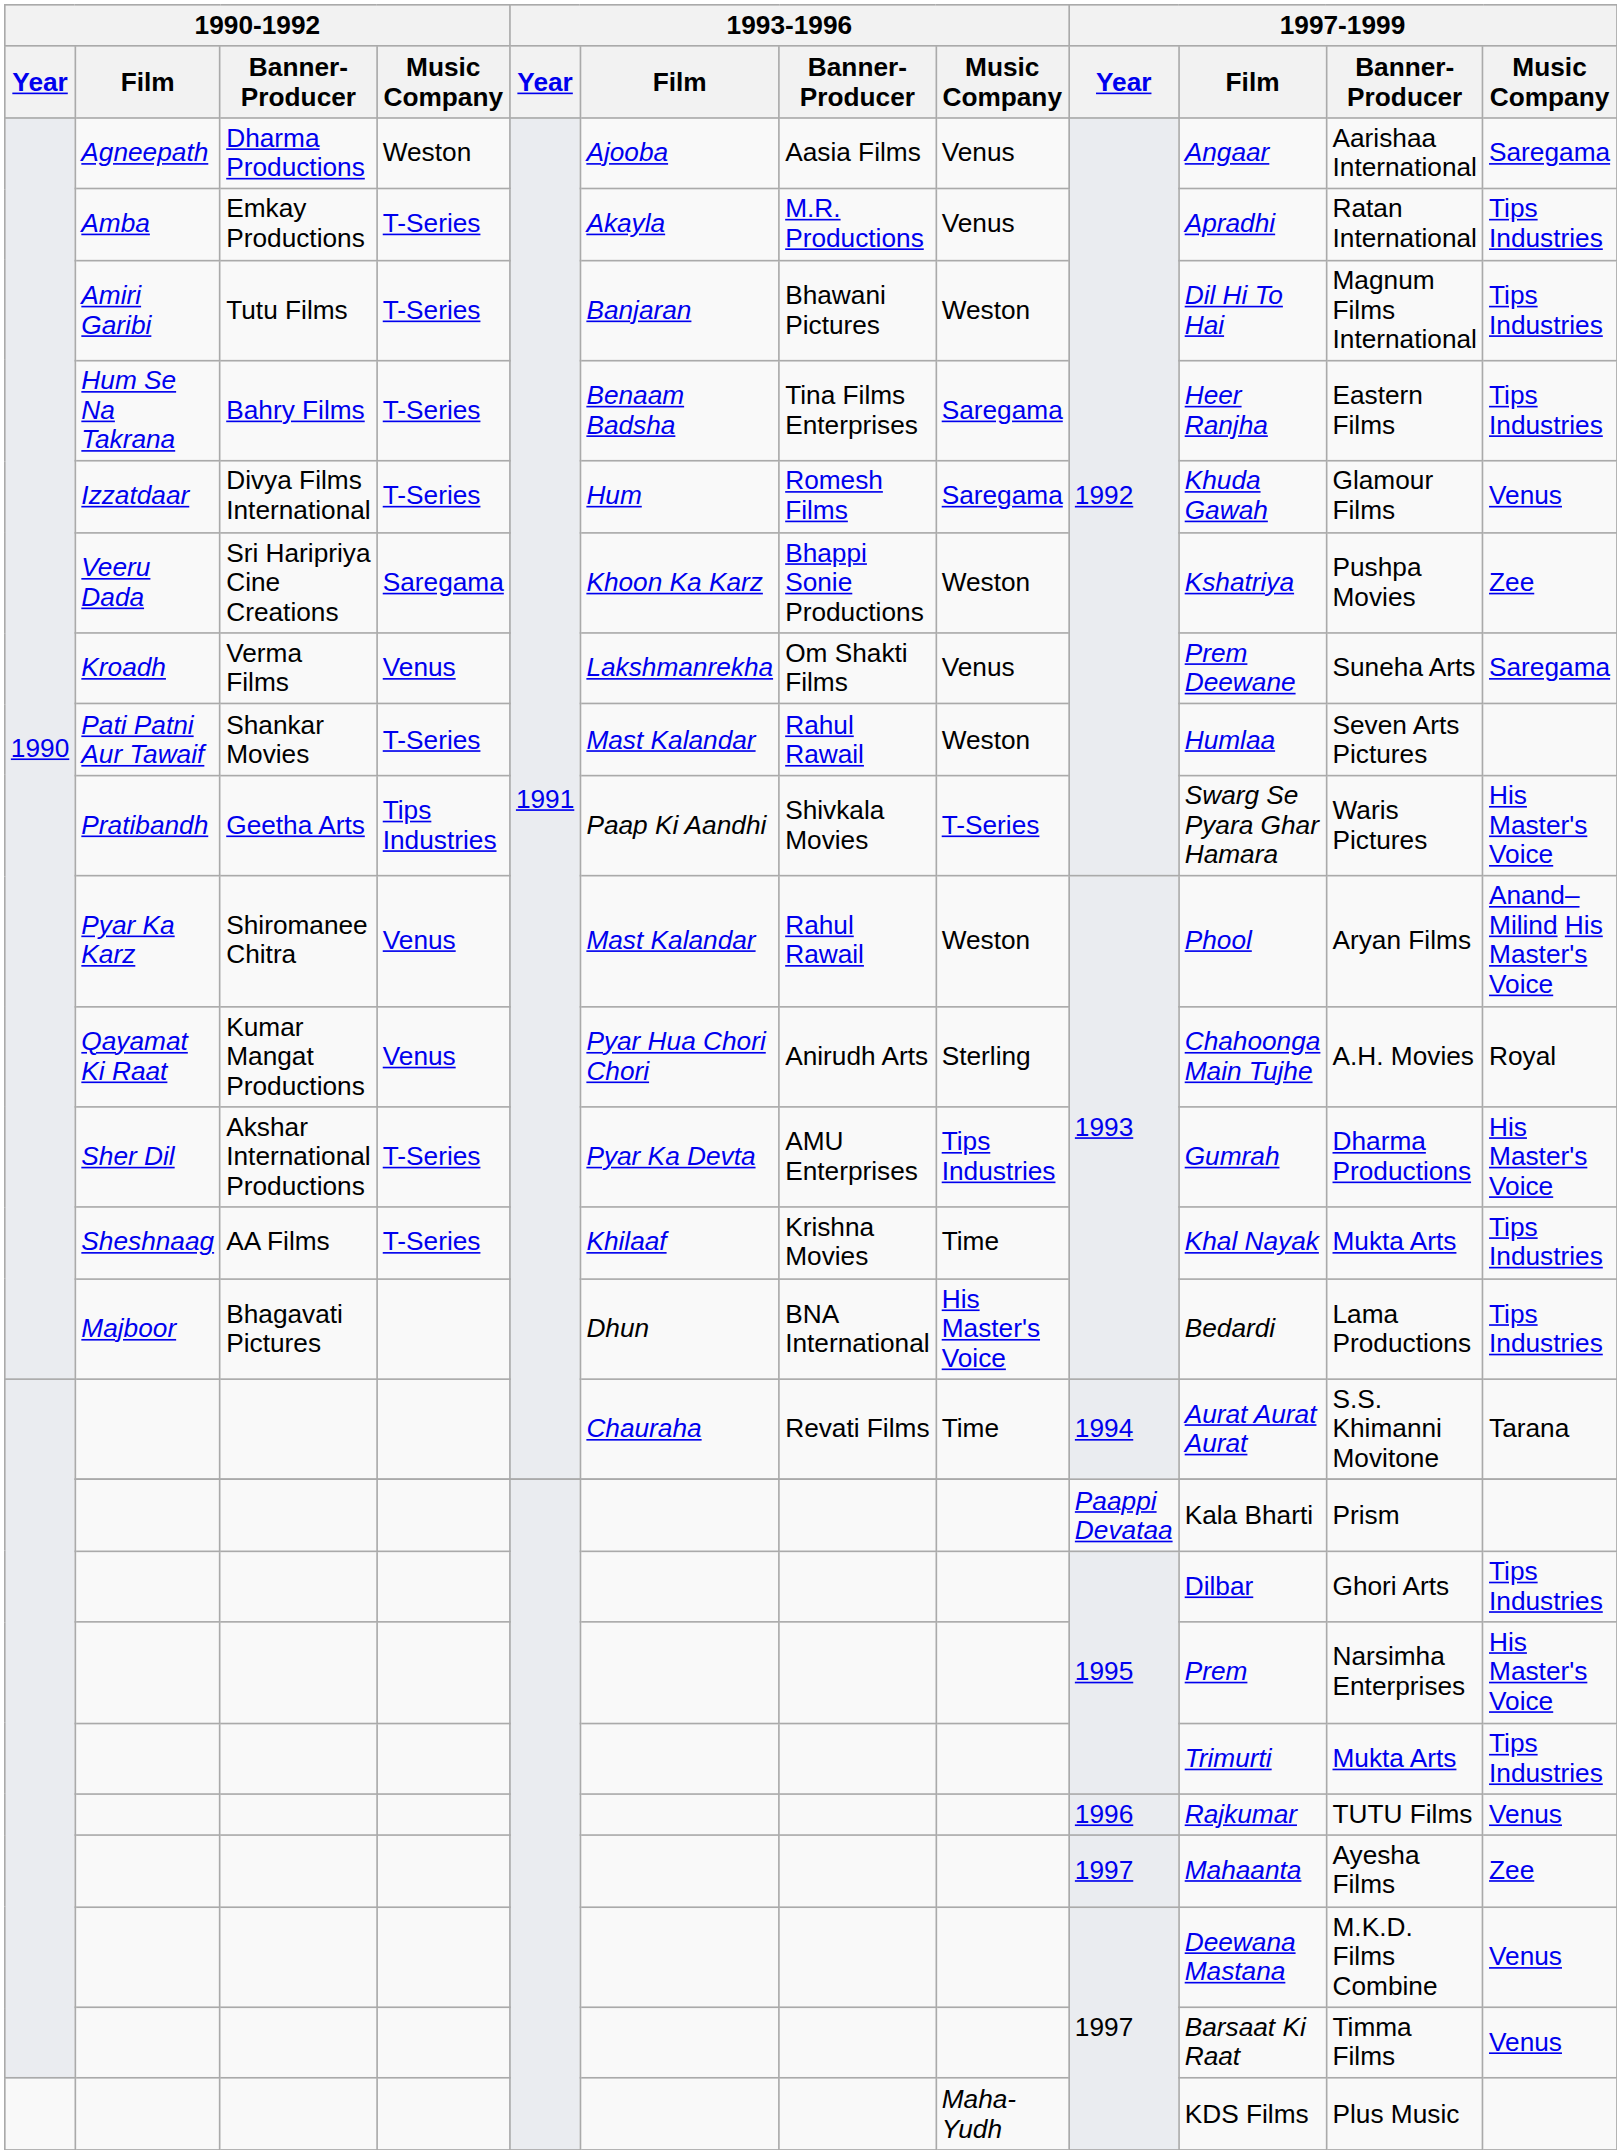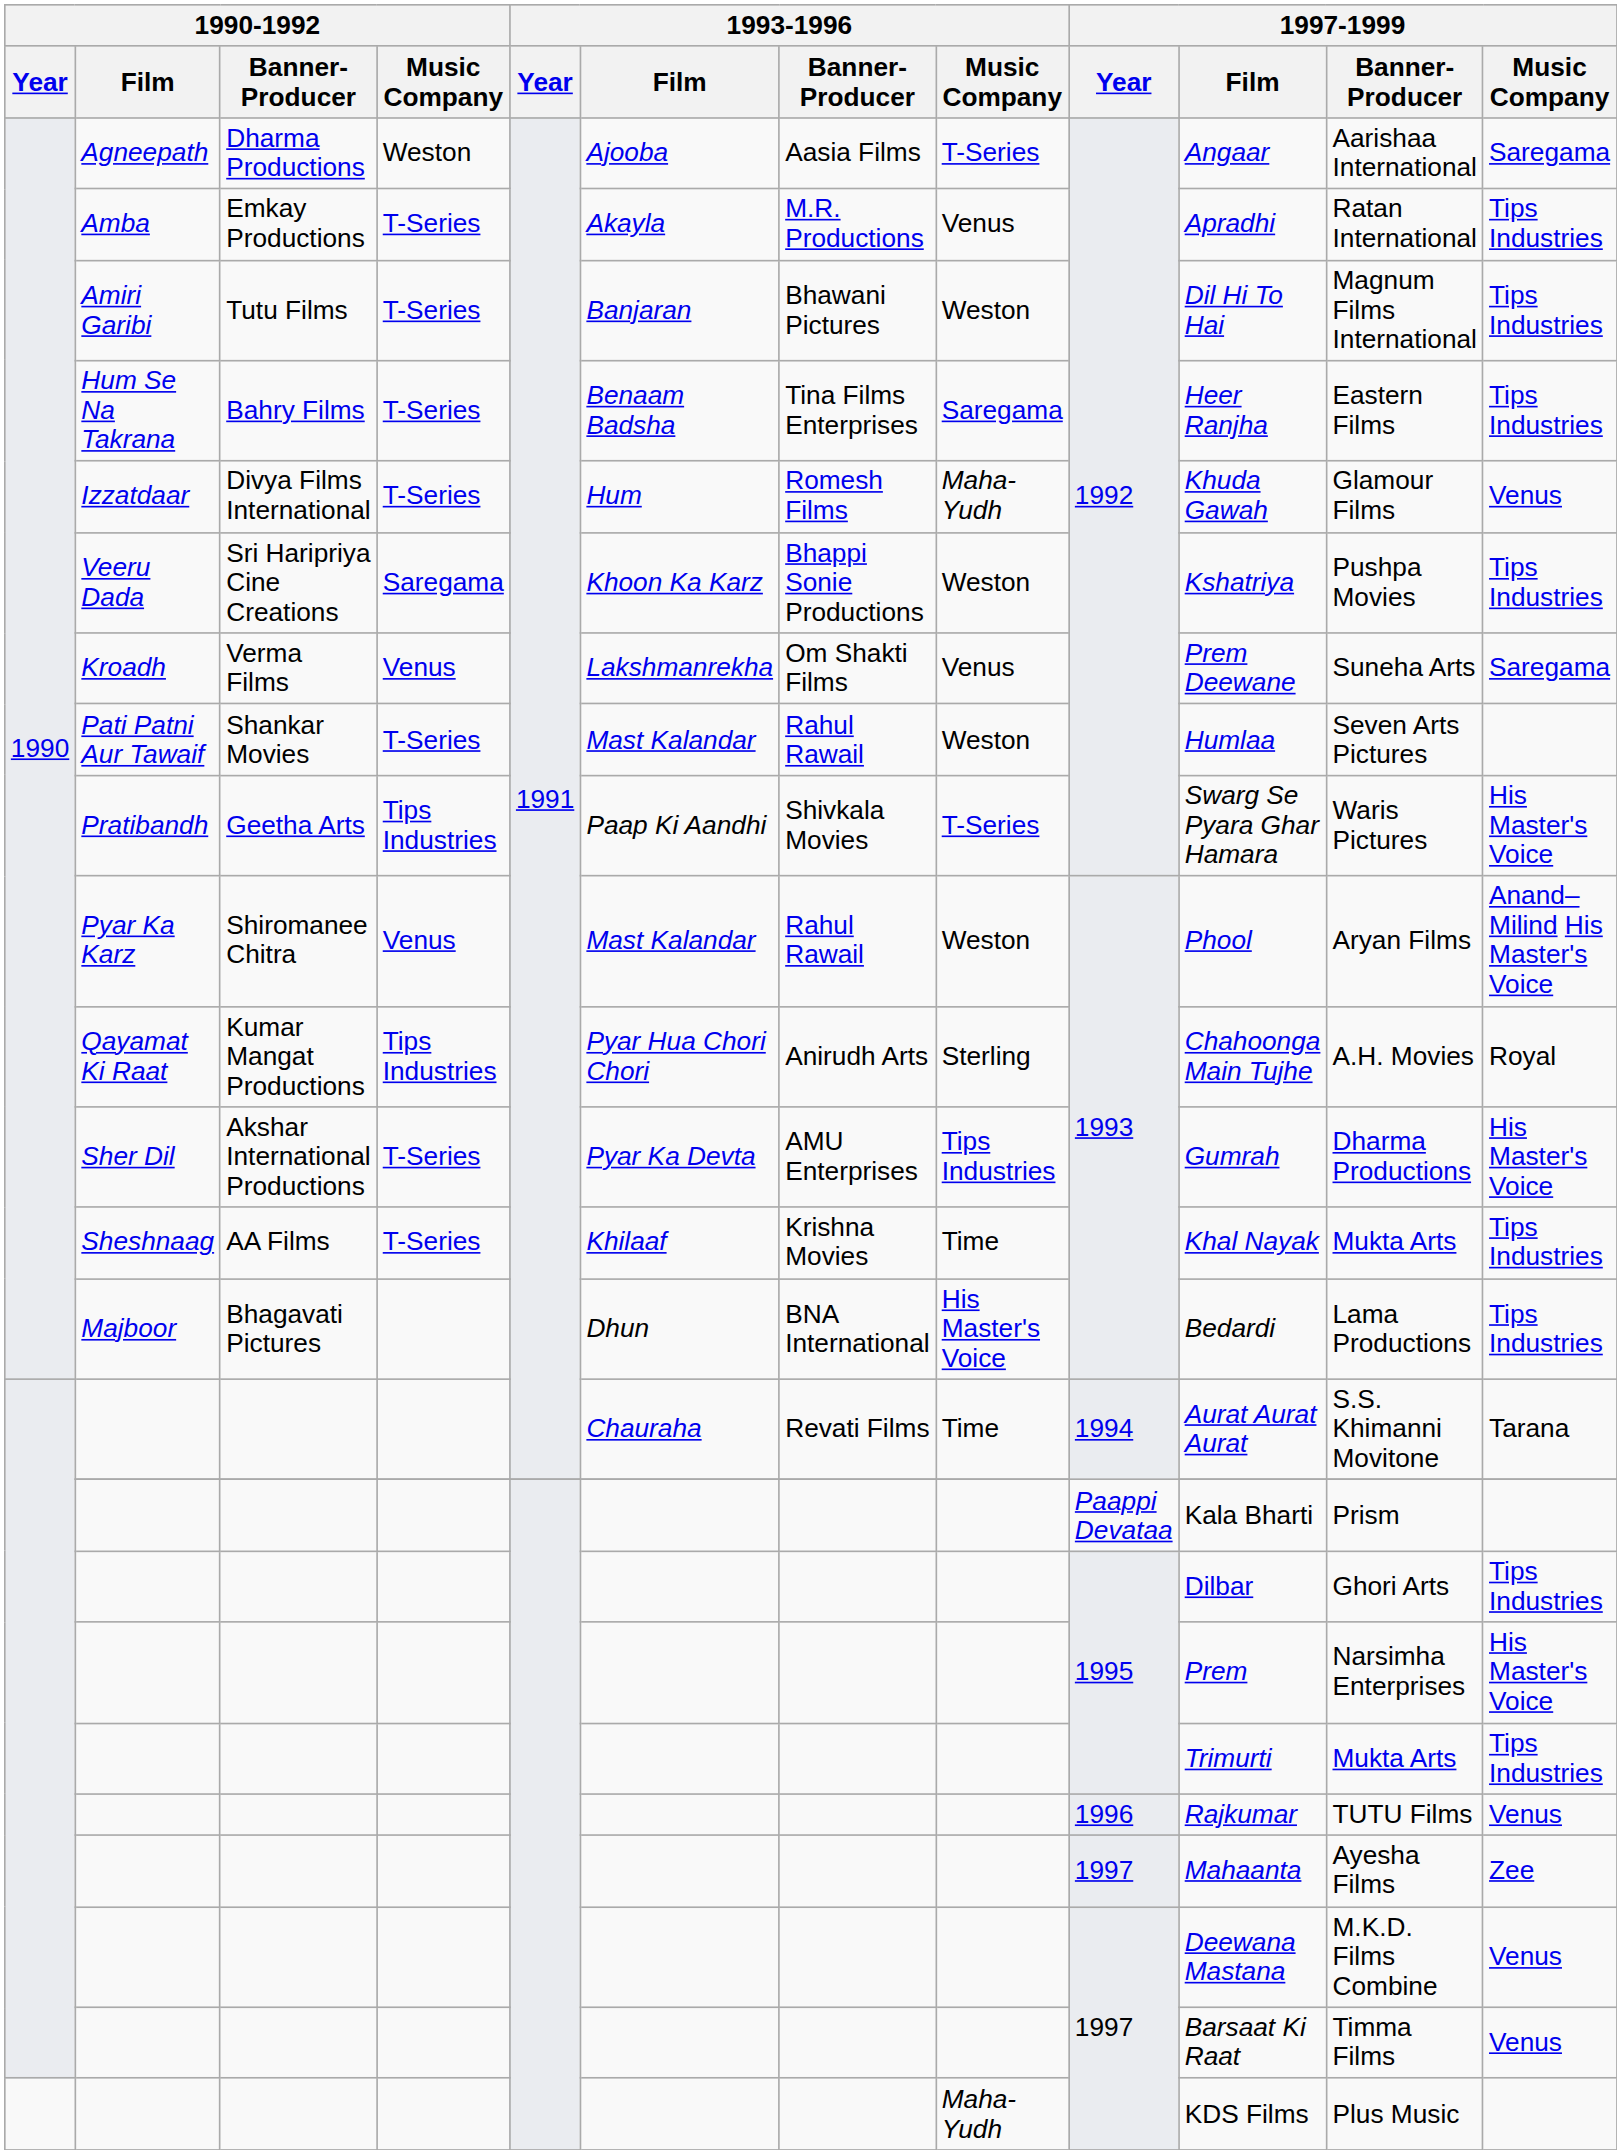(978, 152) Venus -> (991, 152) T-Series
(1002, 496) Saregama -> (979, 496) Maha-Yudh
(1512, 582) Zee -> (1546, 582) Tips Industries
(419, 1056) Venus -> (440, 1056) Tips Industries
